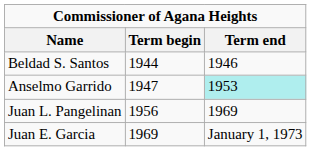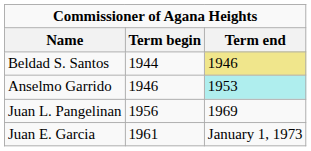(223, 63) no background -> (223, 63) khaki background
(143, 87) 1947 -> (143, 87) 1946
(143, 134) 1969 -> (143, 134) 1961
